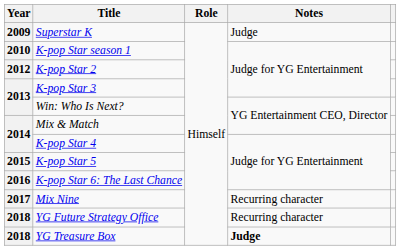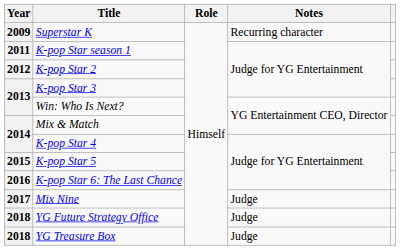(244, 32) Judge -> (277, 32) Recurring character
(19, 50) 2010 -> (19, 50) 2011
(277, 198) Recurring character -> (244, 198) Judge
(277, 217) Recurring character -> (244, 217) Judge
(245, 236) bold -> (244, 236) normal
